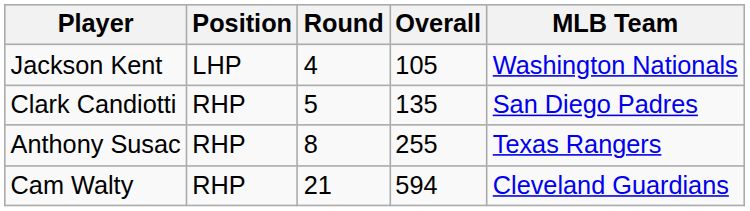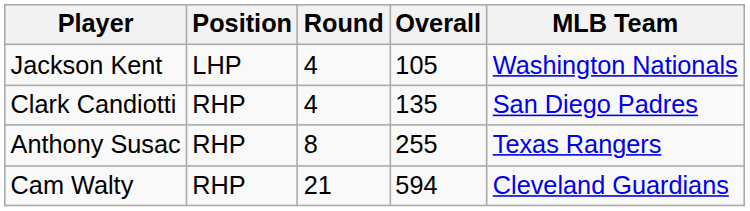(311, 104) 5 -> (311, 104) 4
